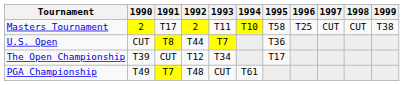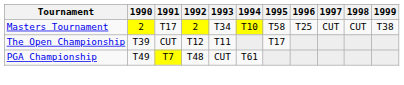(222, 27) T11 -> (222, 27) T34
- row: (32, 43)
(222, 58) T34 -> (222, 43) T11
